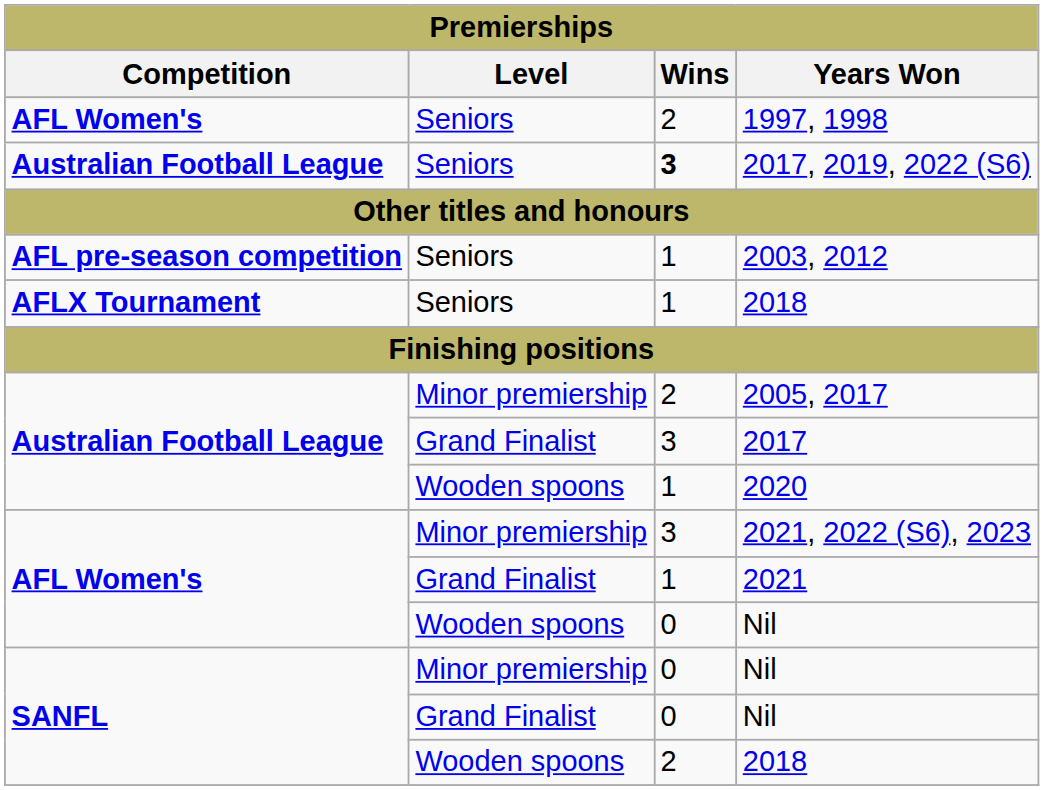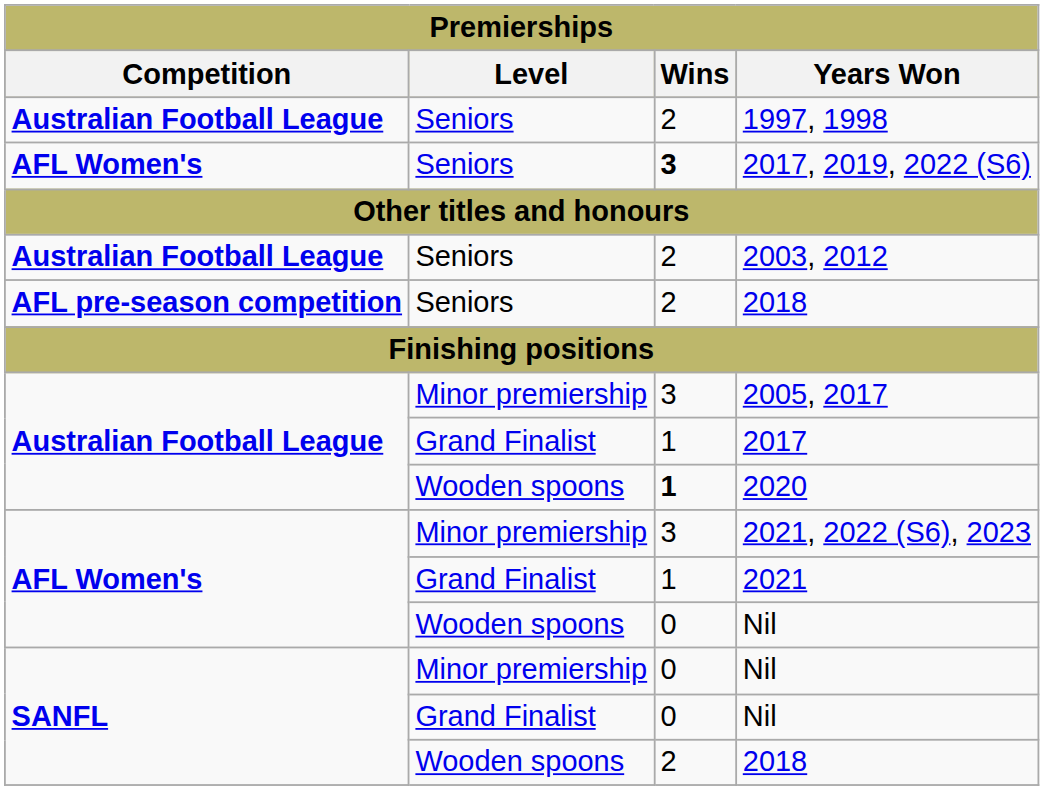(107, 119) AFL Women's -> (197, 119) Australian Football League
(197, 165) Australian Football League -> (107, 165) AFL Women's
(207, 257) AFL pre-season competition -> (197, 257) Australian Football League
(669, 257) 1 -> (669, 257) 2
(136, 303) AFLX Tournament -> (207, 303) AFL pre-season competition
(669, 303) 1 -> (669, 303) 2
(669, 394) 2 -> (669, 394) 3
(669, 440) 3 -> (669, 440) 1
(669, 486) normal -> (669, 486) bold
